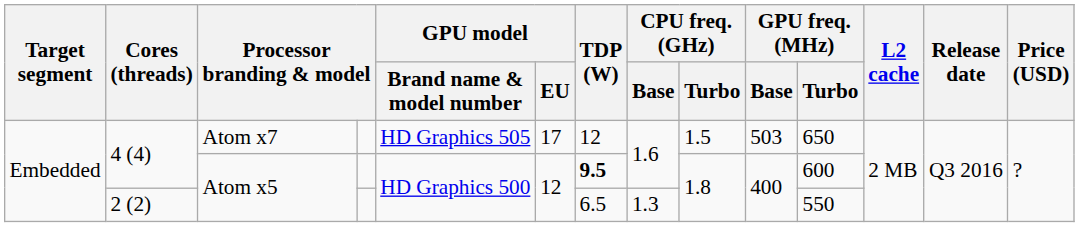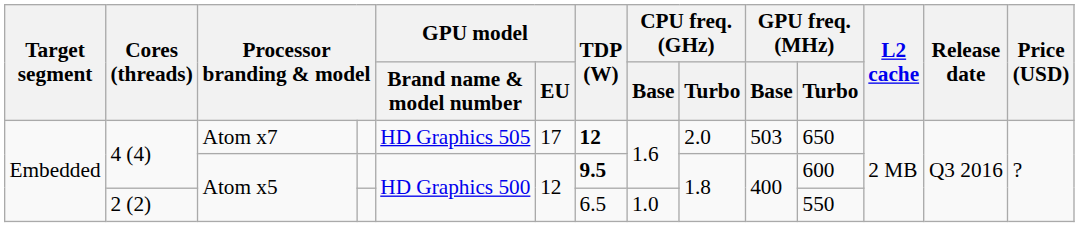(590, 136) normal -> (590, 136) bold
(698, 136) 1.5 -> (698, 136) 2.0
(645, 204) 1.3 -> (645, 204) 1.0
